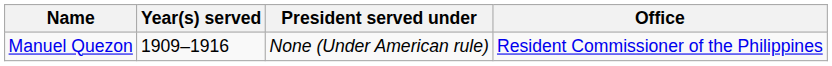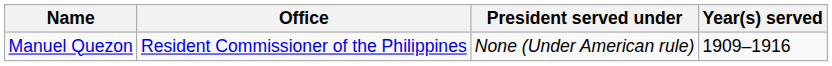columns swapped: (660, 18) <-> (201, 18)
